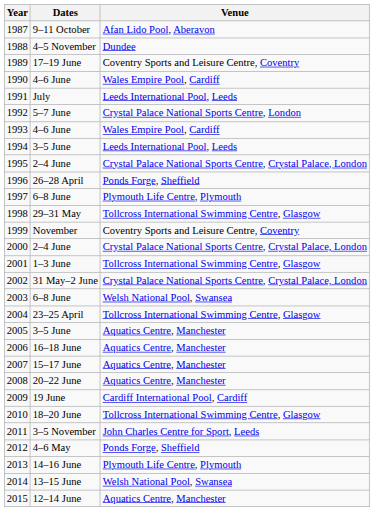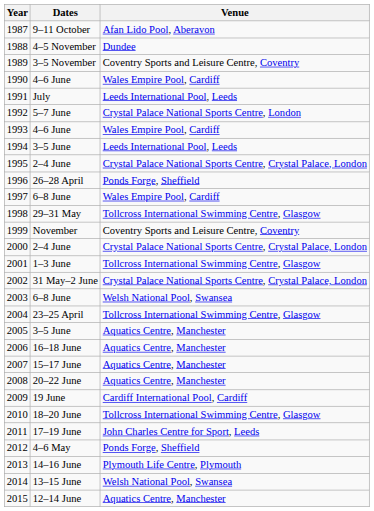(57, 63) 17–19 June -> (64, 63) 3–5 November
(172, 197) Plymouth Life Centre, Plymouth -> (161, 197) Wales Empire Pool, Cardiff
(64, 431) 3–5 November -> (57, 431) 17–19 June
